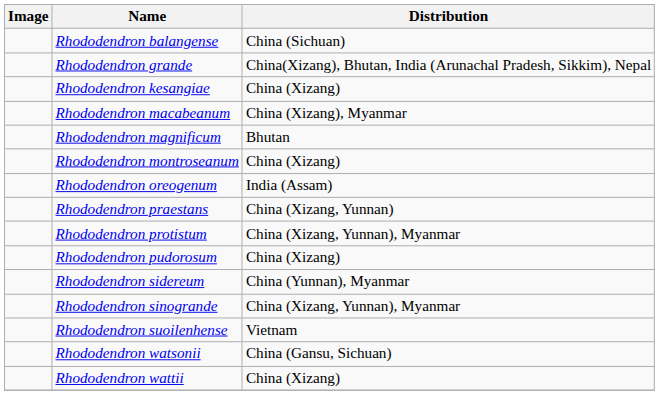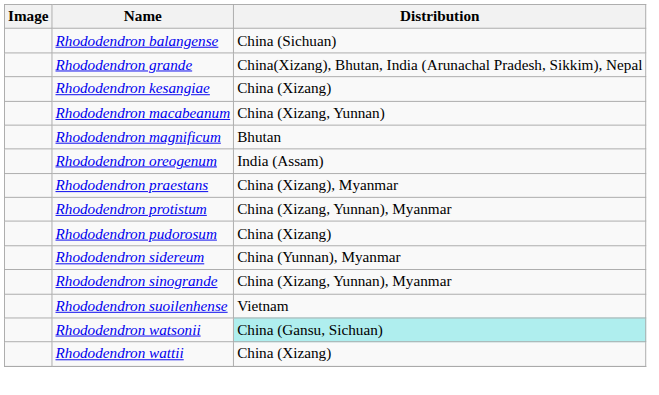(326, 112) China (Xizang), Myanmar -> (311, 112) China (Xizang, Yunnan)
- row: (147, 161)
(320, 209) China (Xizang, Yunnan) -> (318, 185) China (Xizang), Myanmar
(319, 354) no background -> (310, 329) paleturquoise background
